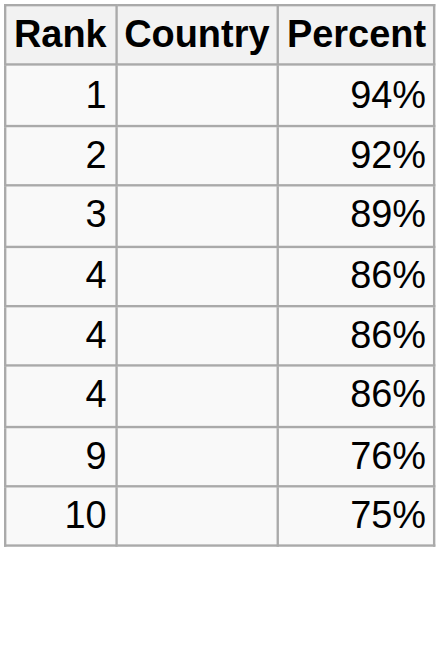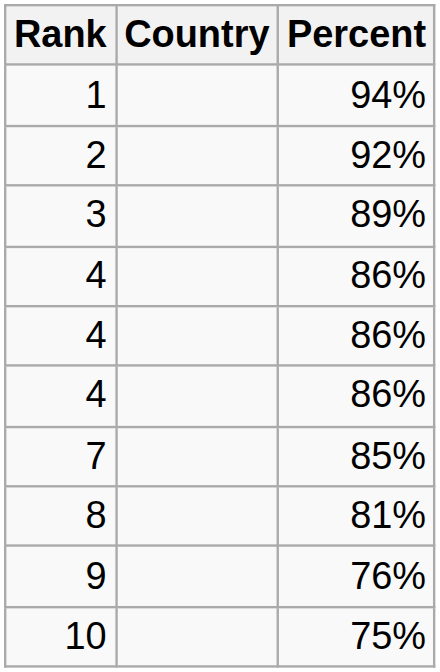+ row: (96, 455)
+ row: (96, 515)
